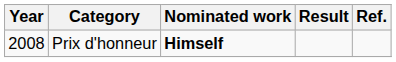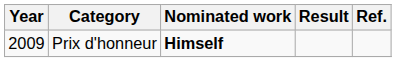(26, 43) 2008 -> (26, 43) 2009
